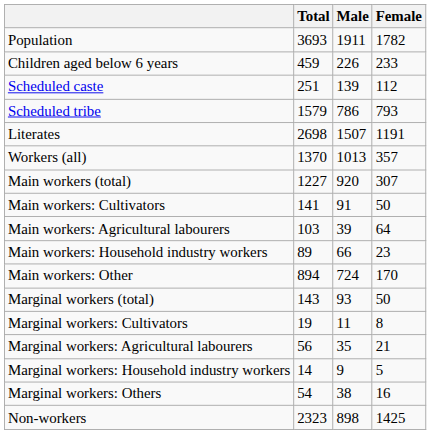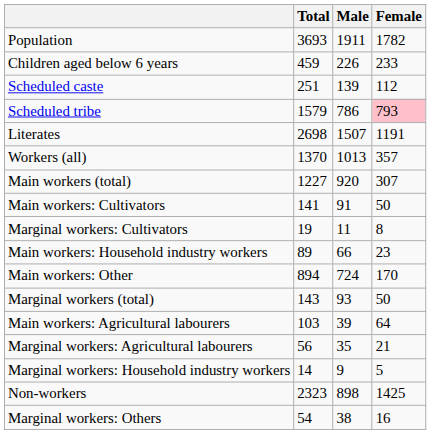(387, 110) no background -> (387, 110) pink background
rows swapped: (119, 228) <-> (98, 323)
rows swapped: (85, 393) <-> (47, 417)
